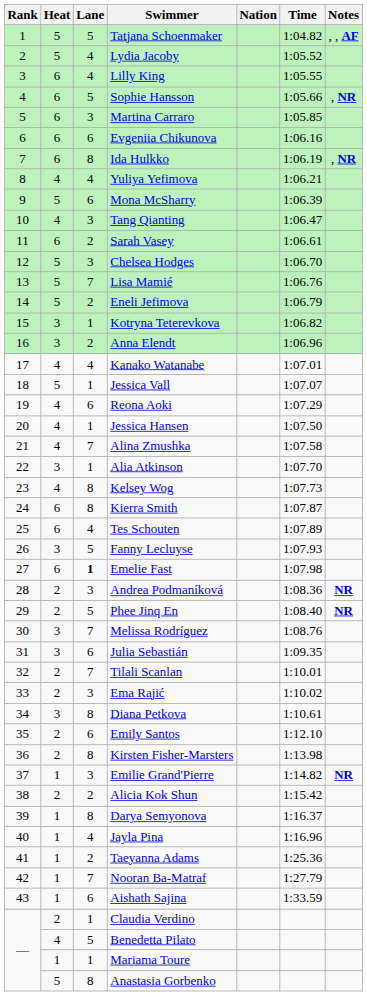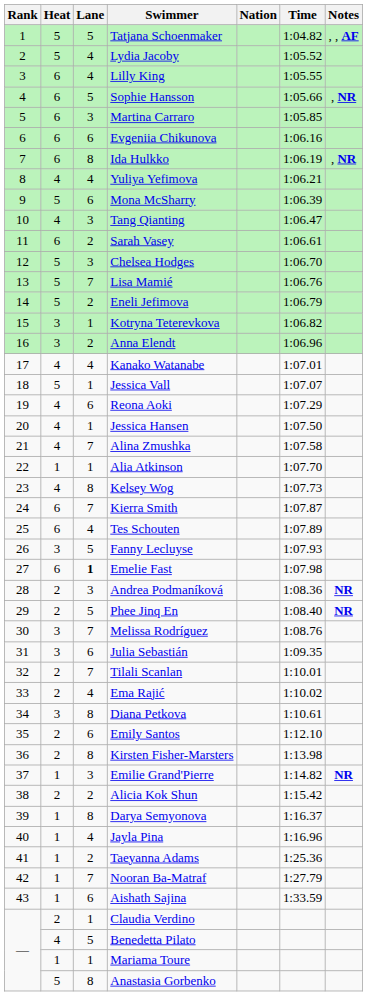(57, 466) 3 -> (57, 466) 1
(90, 508) 8 -> (90, 508) 7
(90, 693) 3 -> (90, 693) 4
